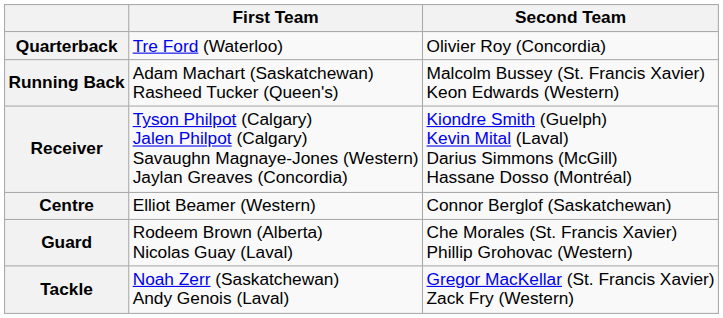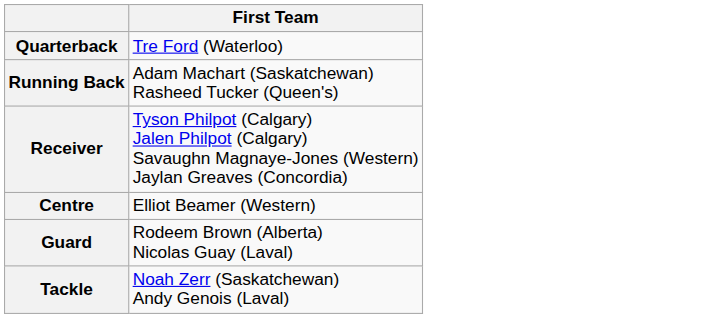- column: (571, 18)
